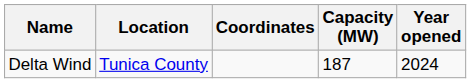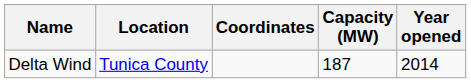(420, 63) 2024 -> (420, 63) 2014
